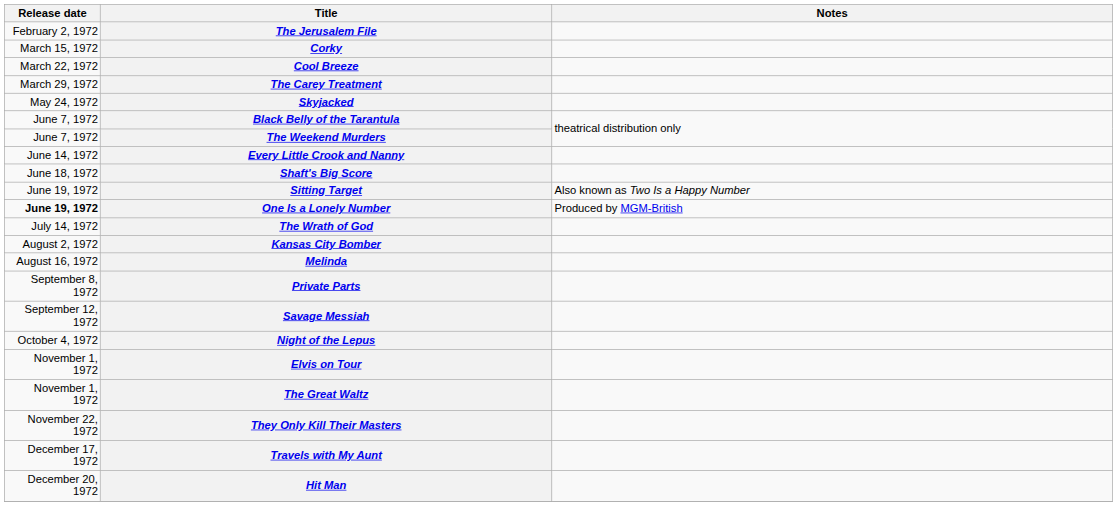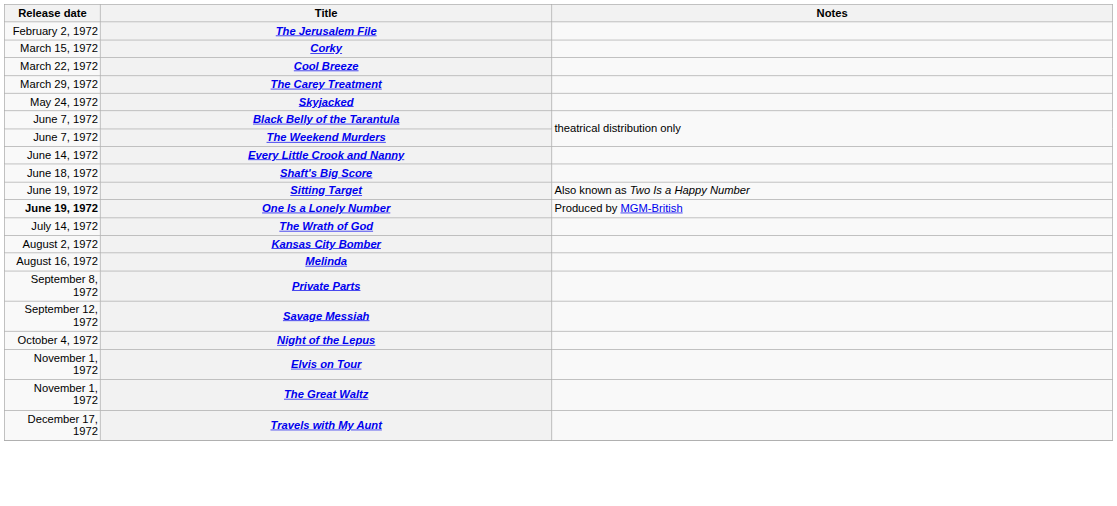- row: (326, 425)
- row: (326, 486)
